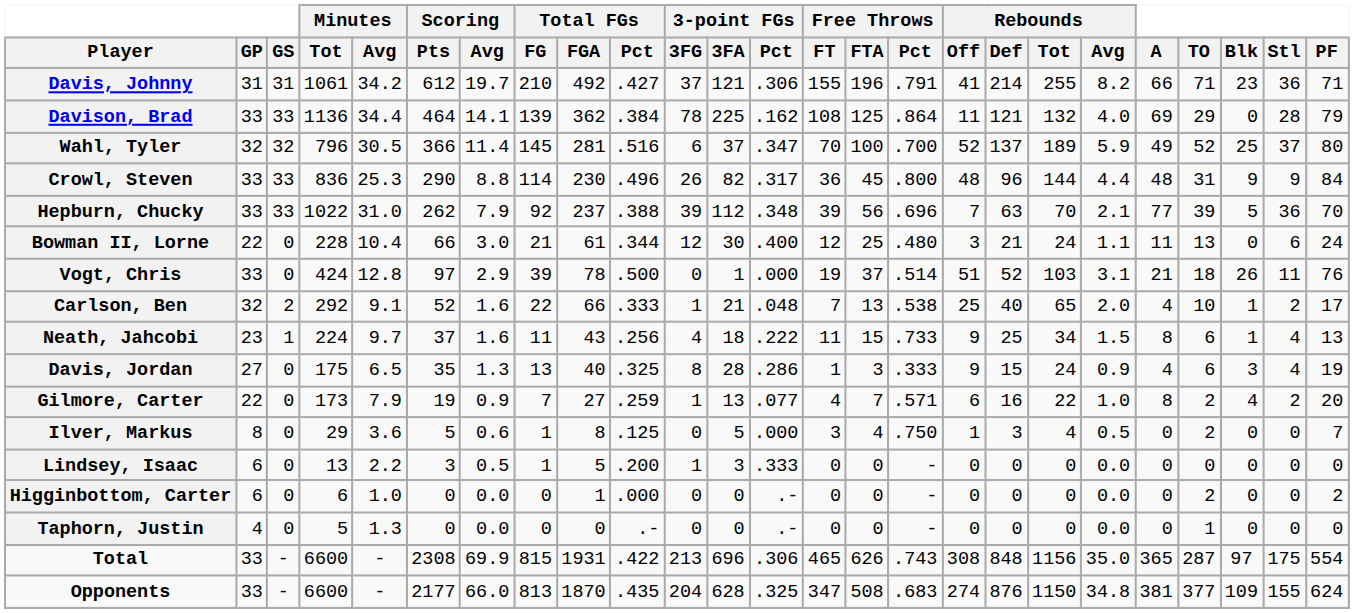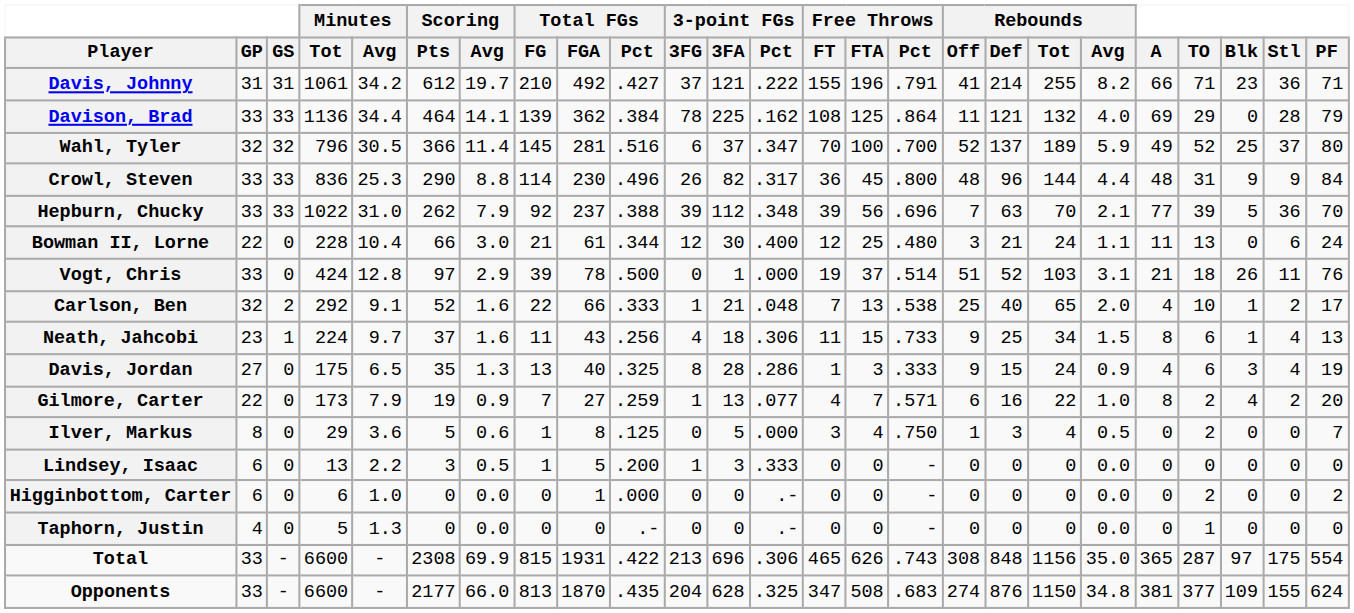(776, 84) .306 -> (776, 84) .222
(776, 338) .222 -> (776, 338) .306
